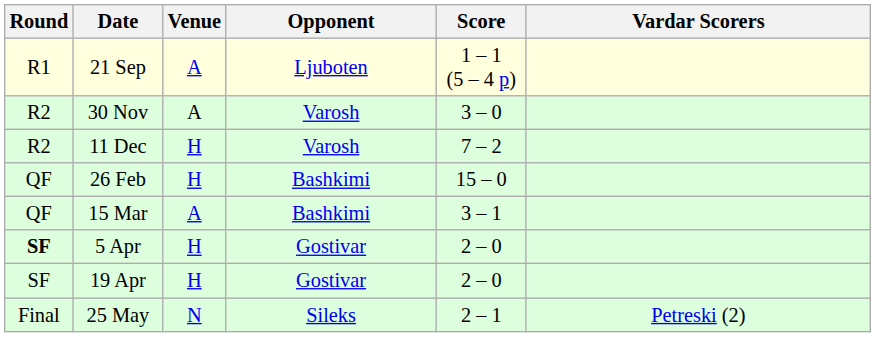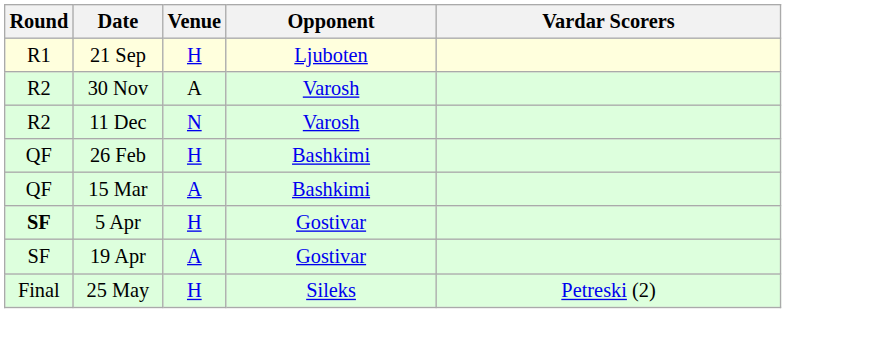- column: (481, 21)
(194, 67) A -> (194, 55) H
(194, 146) H -> (194, 122) N
(194, 280) H -> (194, 256) A
(194, 314) N -> (194, 290) H
